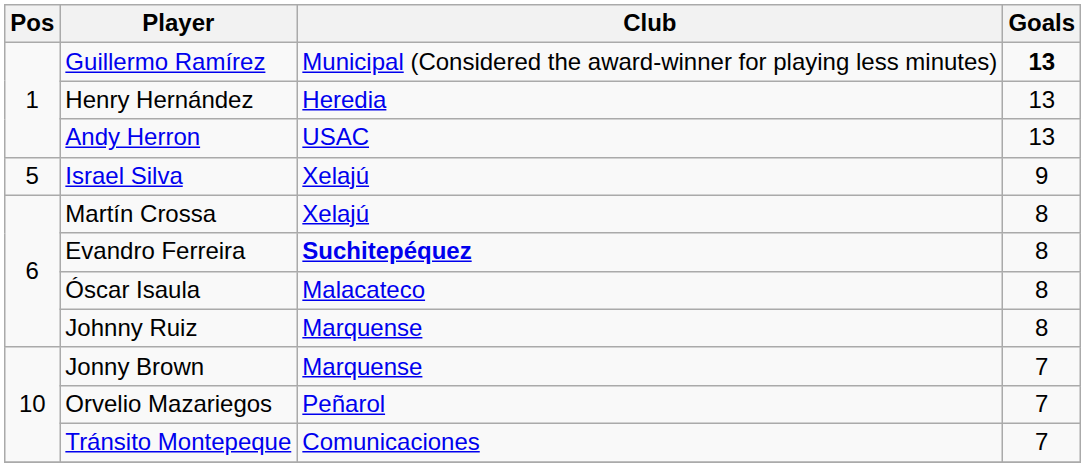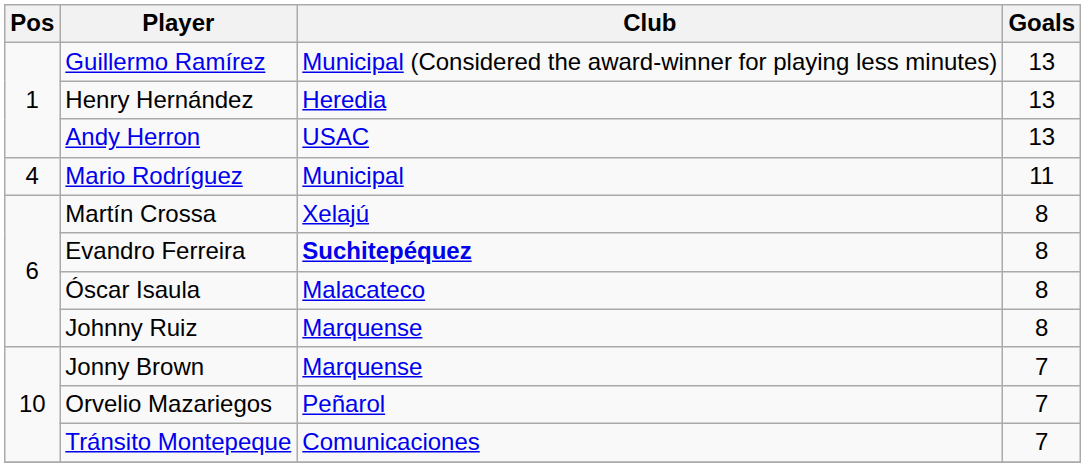(1042, 61) bold -> (1042, 61) normal
+ row: (154, 175)
- row: (124, 175)
